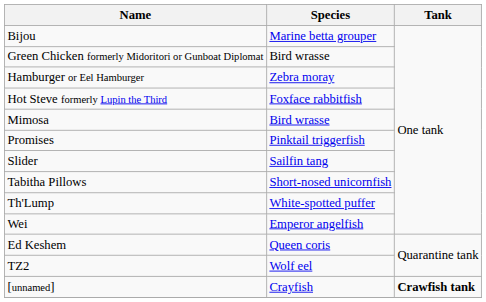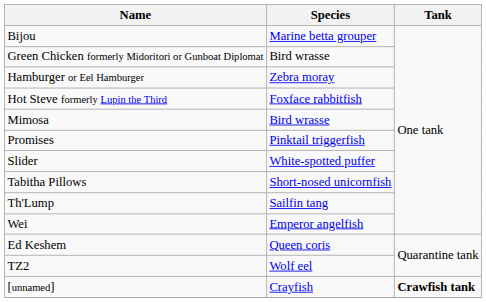(299, 161) Sailfin tang -> (322, 161) White-spotted puffer
(322, 203) White-spotted puffer -> (299, 203) Sailfin tang
